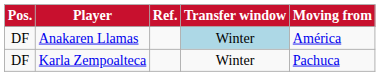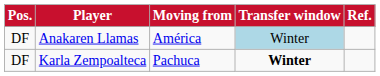columns swapped: (332, 15) <-> (165, 15)
(235, 60) normal -> (290, 60) bold
